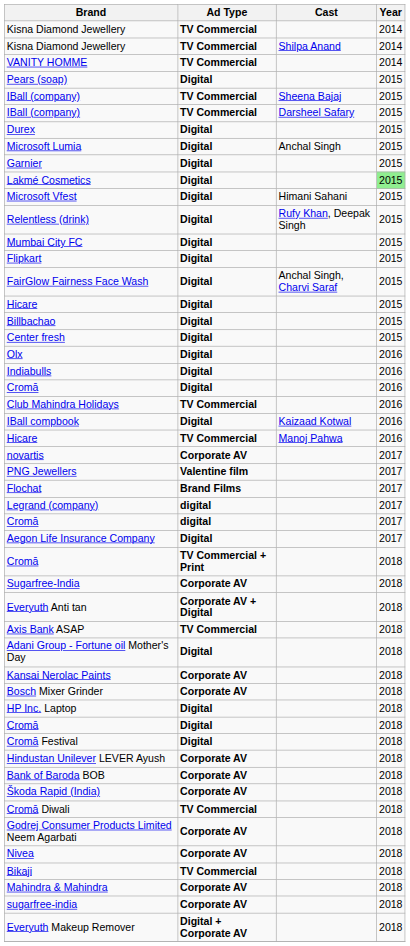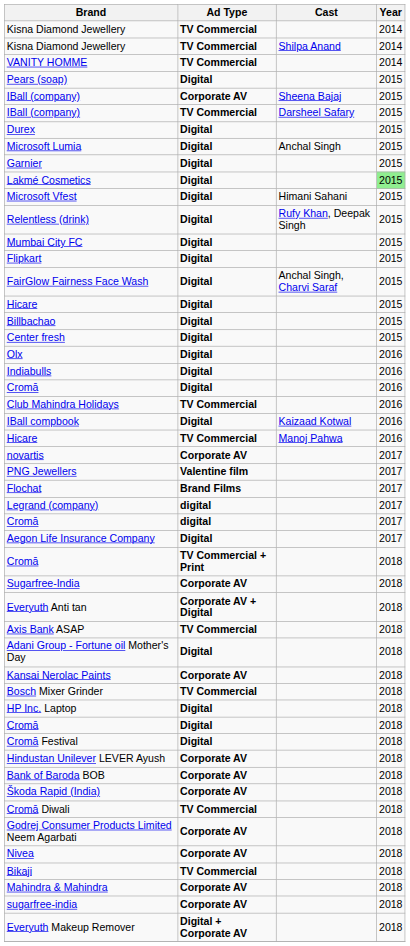(219, 96) TV Commercial -> (214, 96) Corporate AV
(214, 691) Corporate AV -> (219, 691) TV Commercial
